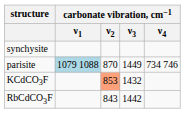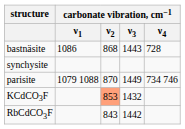+ row: (26, 49)
(78, 64) lightblue background -> (78, 80) no background
